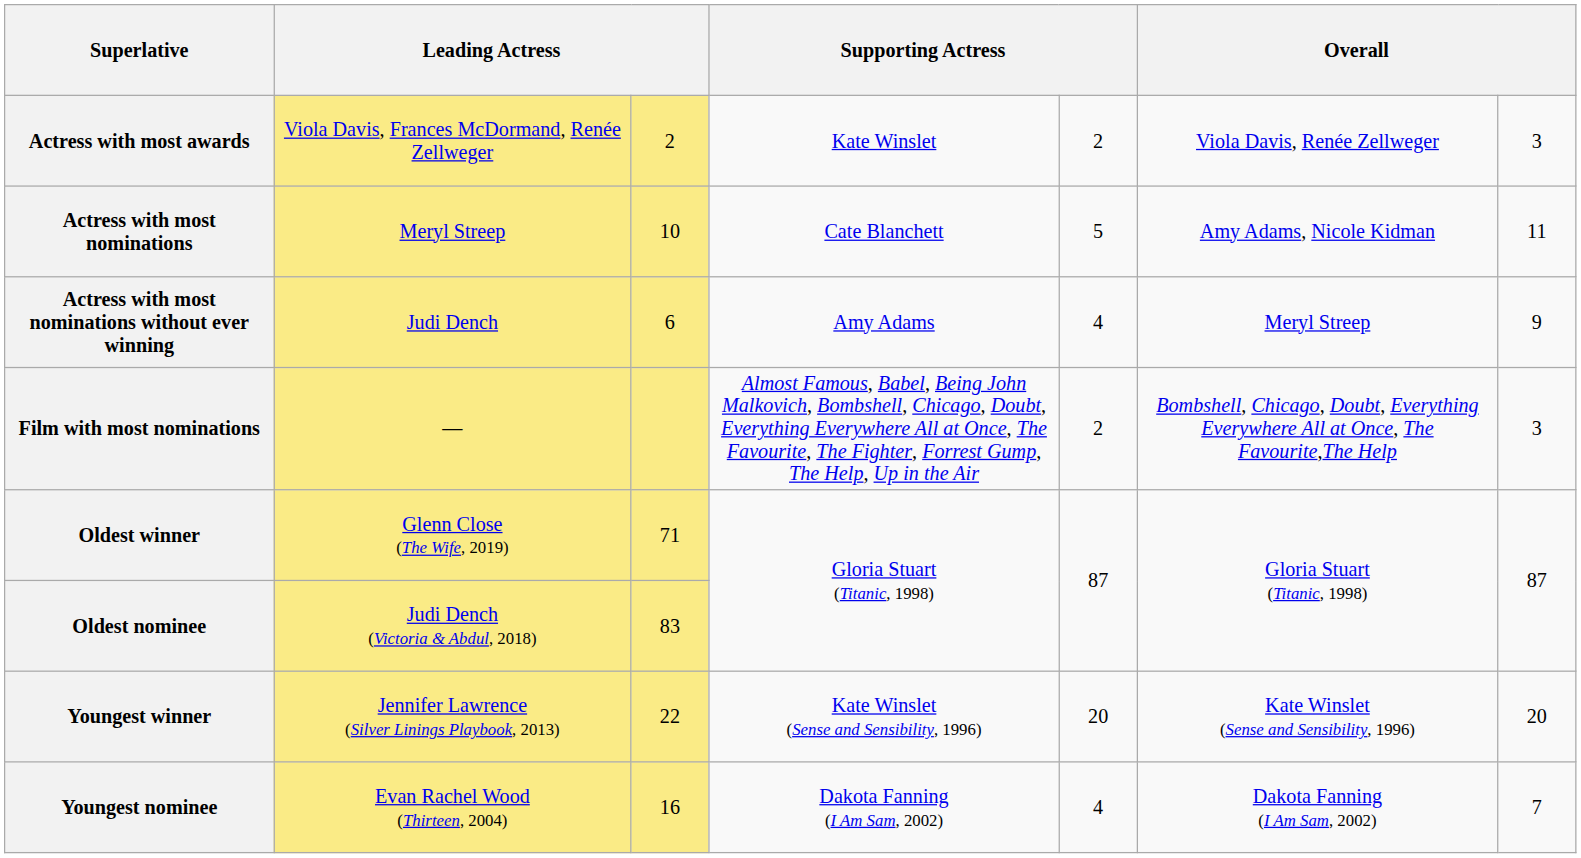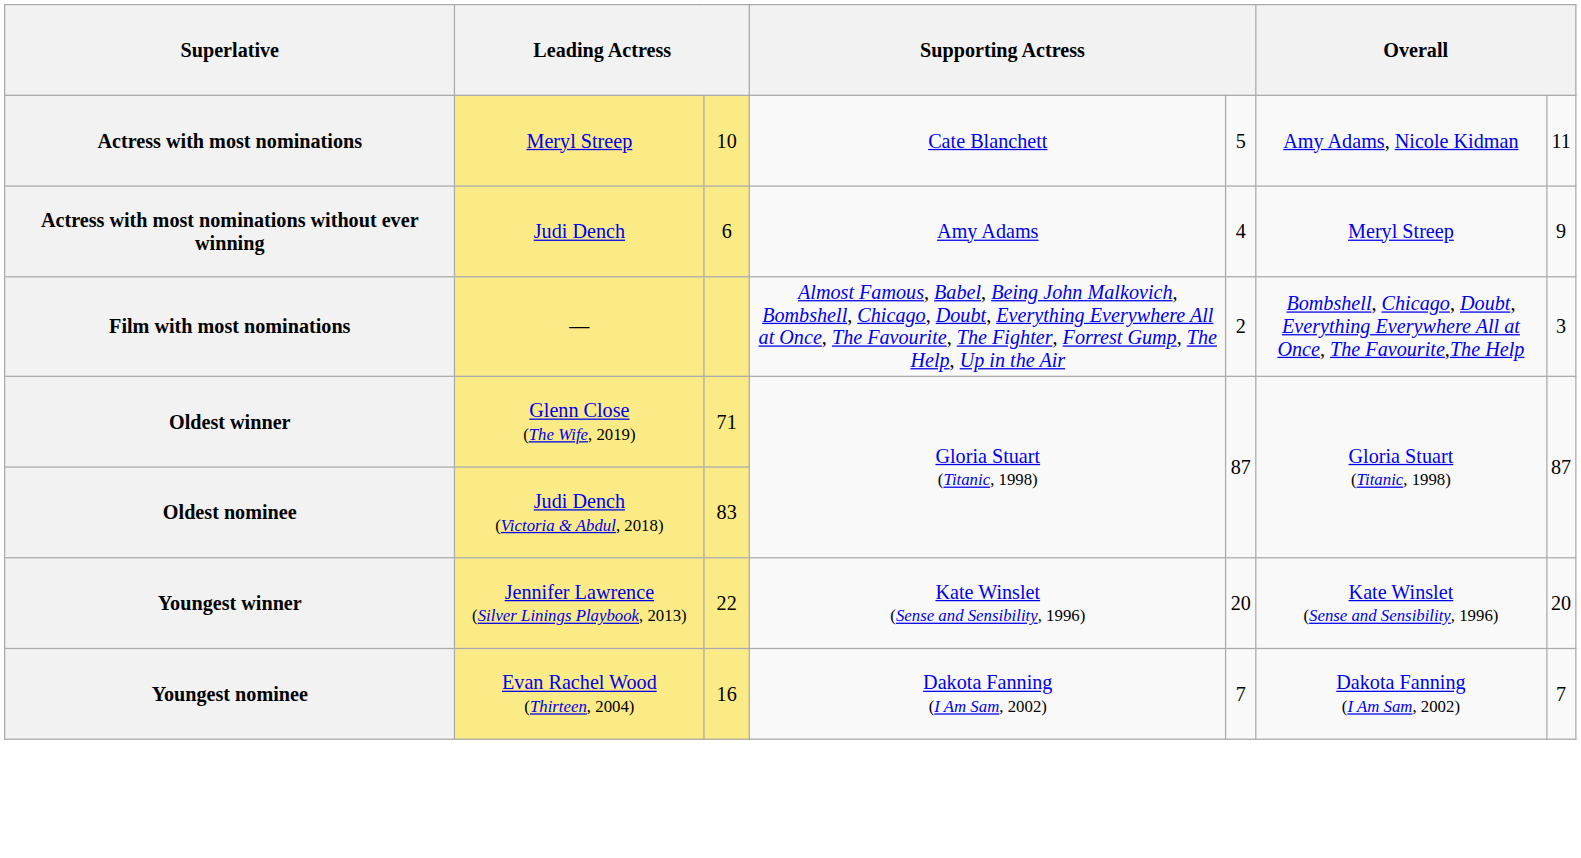- row: (139, 140)
(1098, 807) 4 -> (1241, 694) 7
